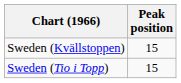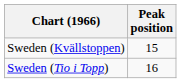(152, 68) 15 -> (152, 68) 16
